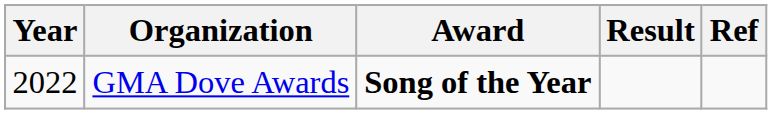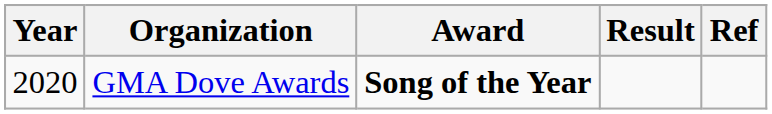(45, 81) 2022 -> (45, 81) 2020
